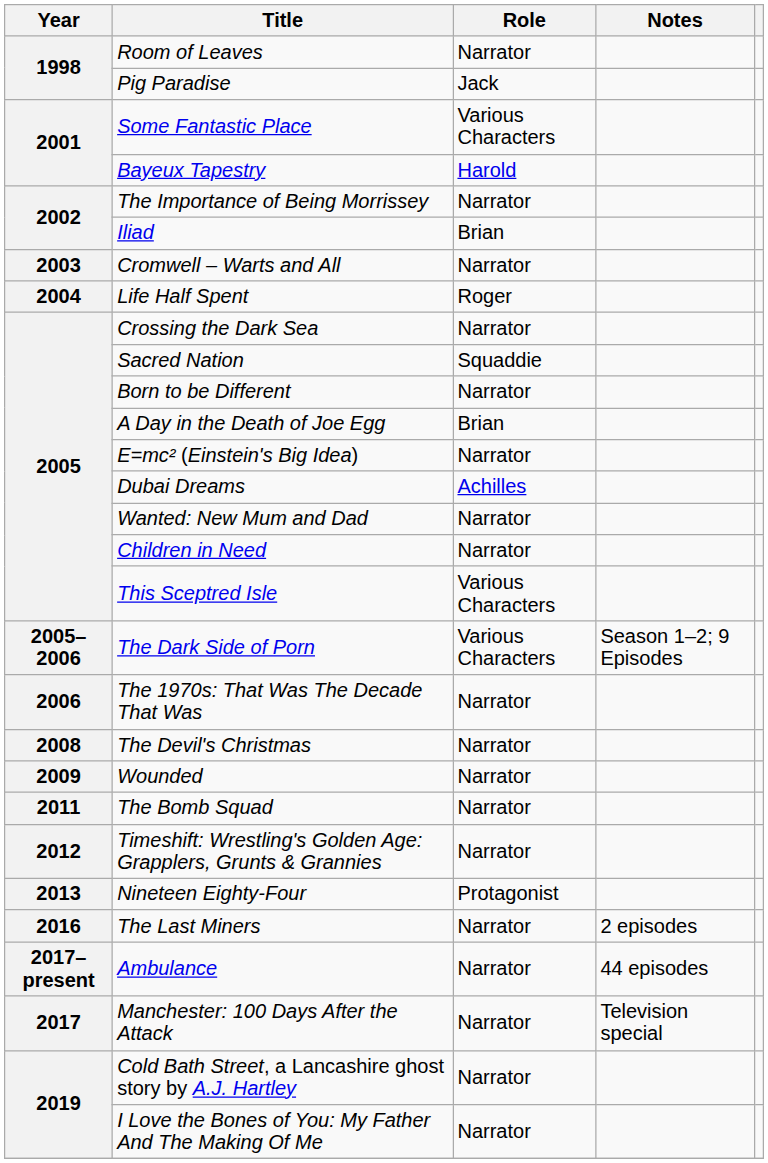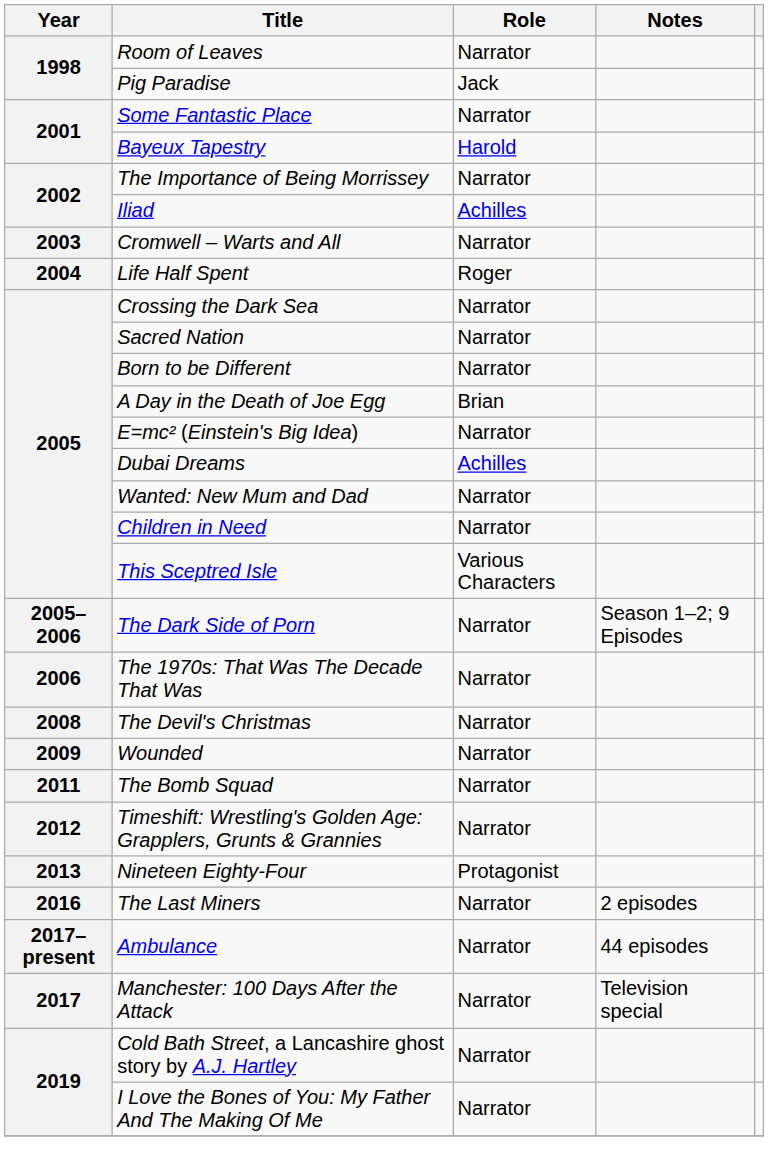(506, 126) Various Characters -> (494, 115) Narrator
(481, 233) Brian -> (492, 210) Achilles
(500, 360) Squaddie -> (494, 337) Narrator
(506, 647) Various Characters -> (494, 625) Narrator
